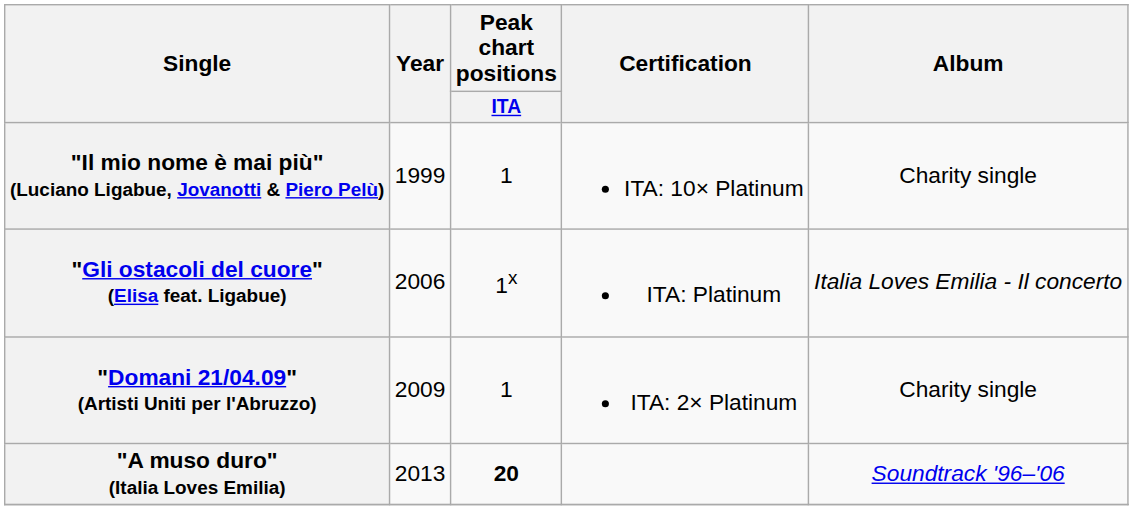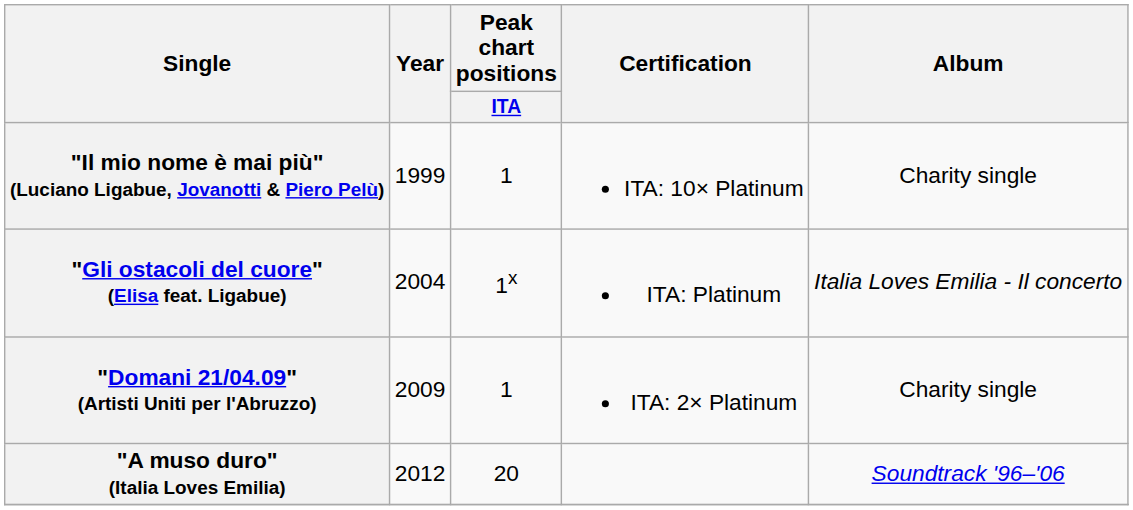(420, 282) 2006 -> (420, 282) 2004
(420, 473) 2013 -> (420, 473) 2012
(506, 473) bold -> (506, 473) normal
